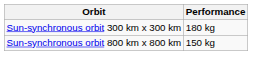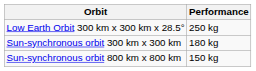+ row: (96, 27)
